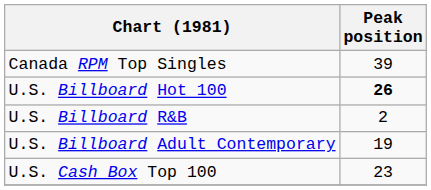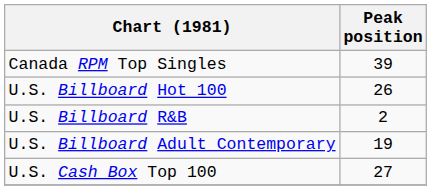(383, 91) bold -> (383, 91) normal
(383, 172) 23 -> (383, 172) 27
